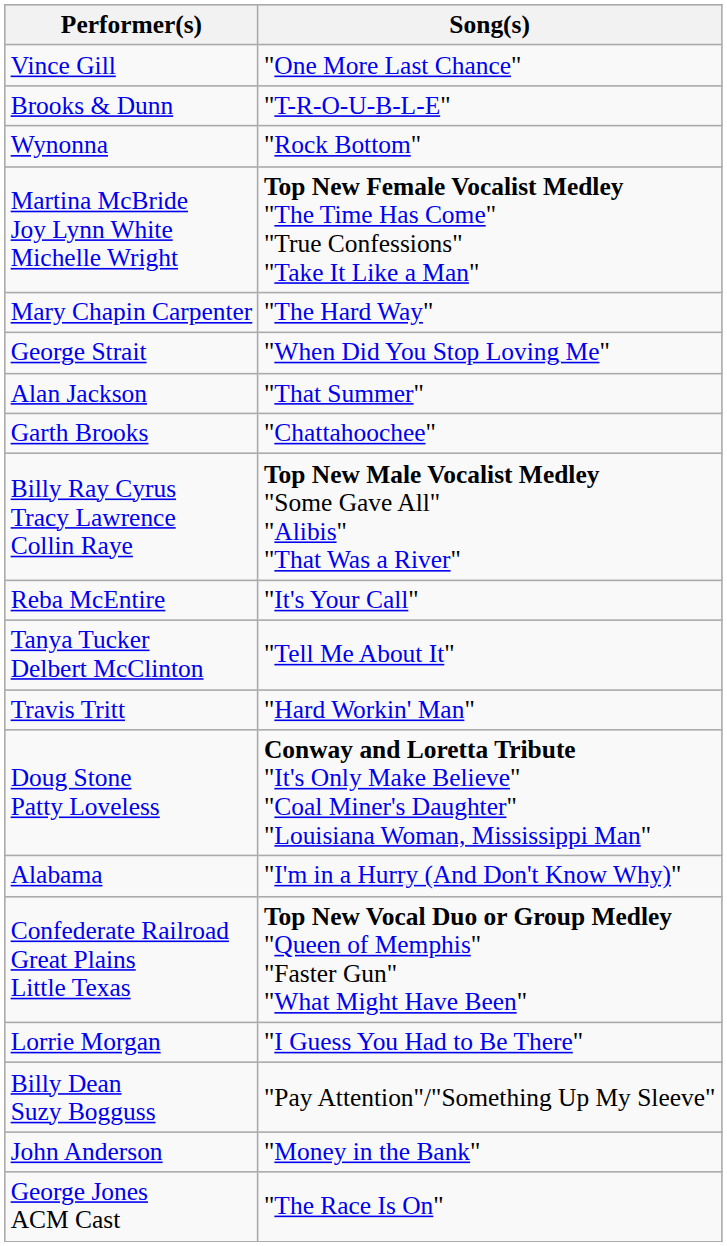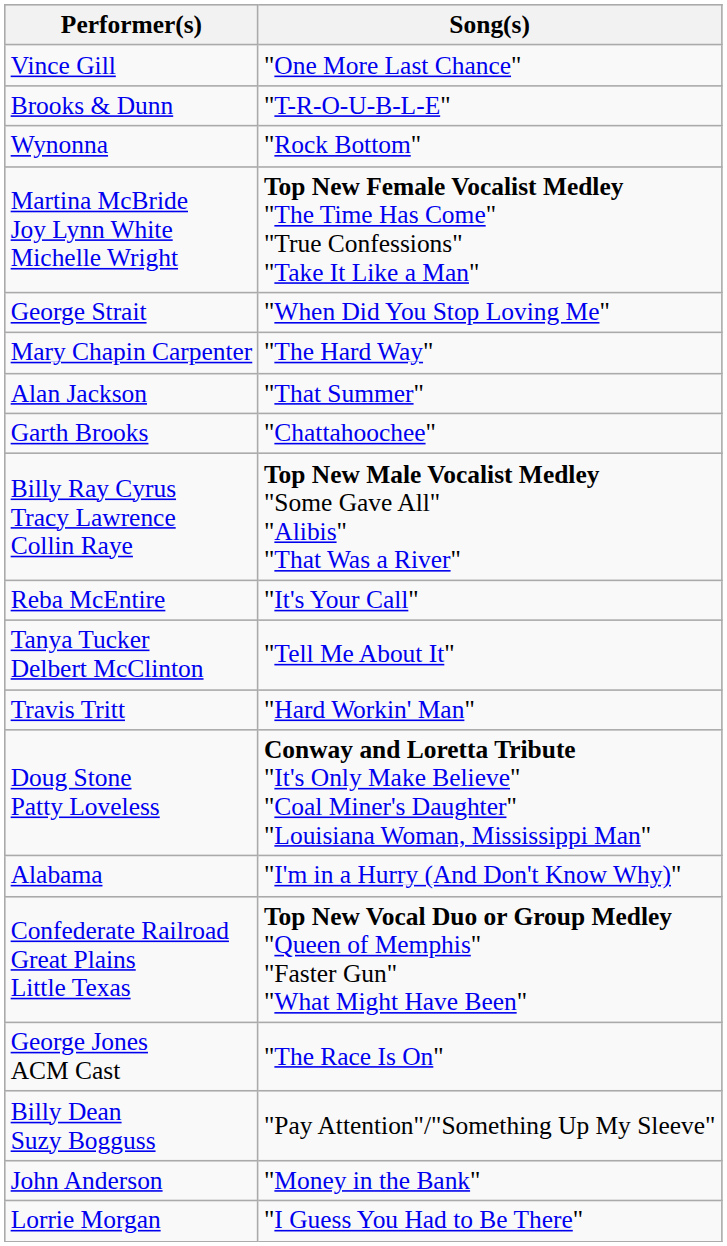rows swapped: (79, 352) <-> (131, 312)
rows swapped: (86, 1042) <-> (79, 1206)
